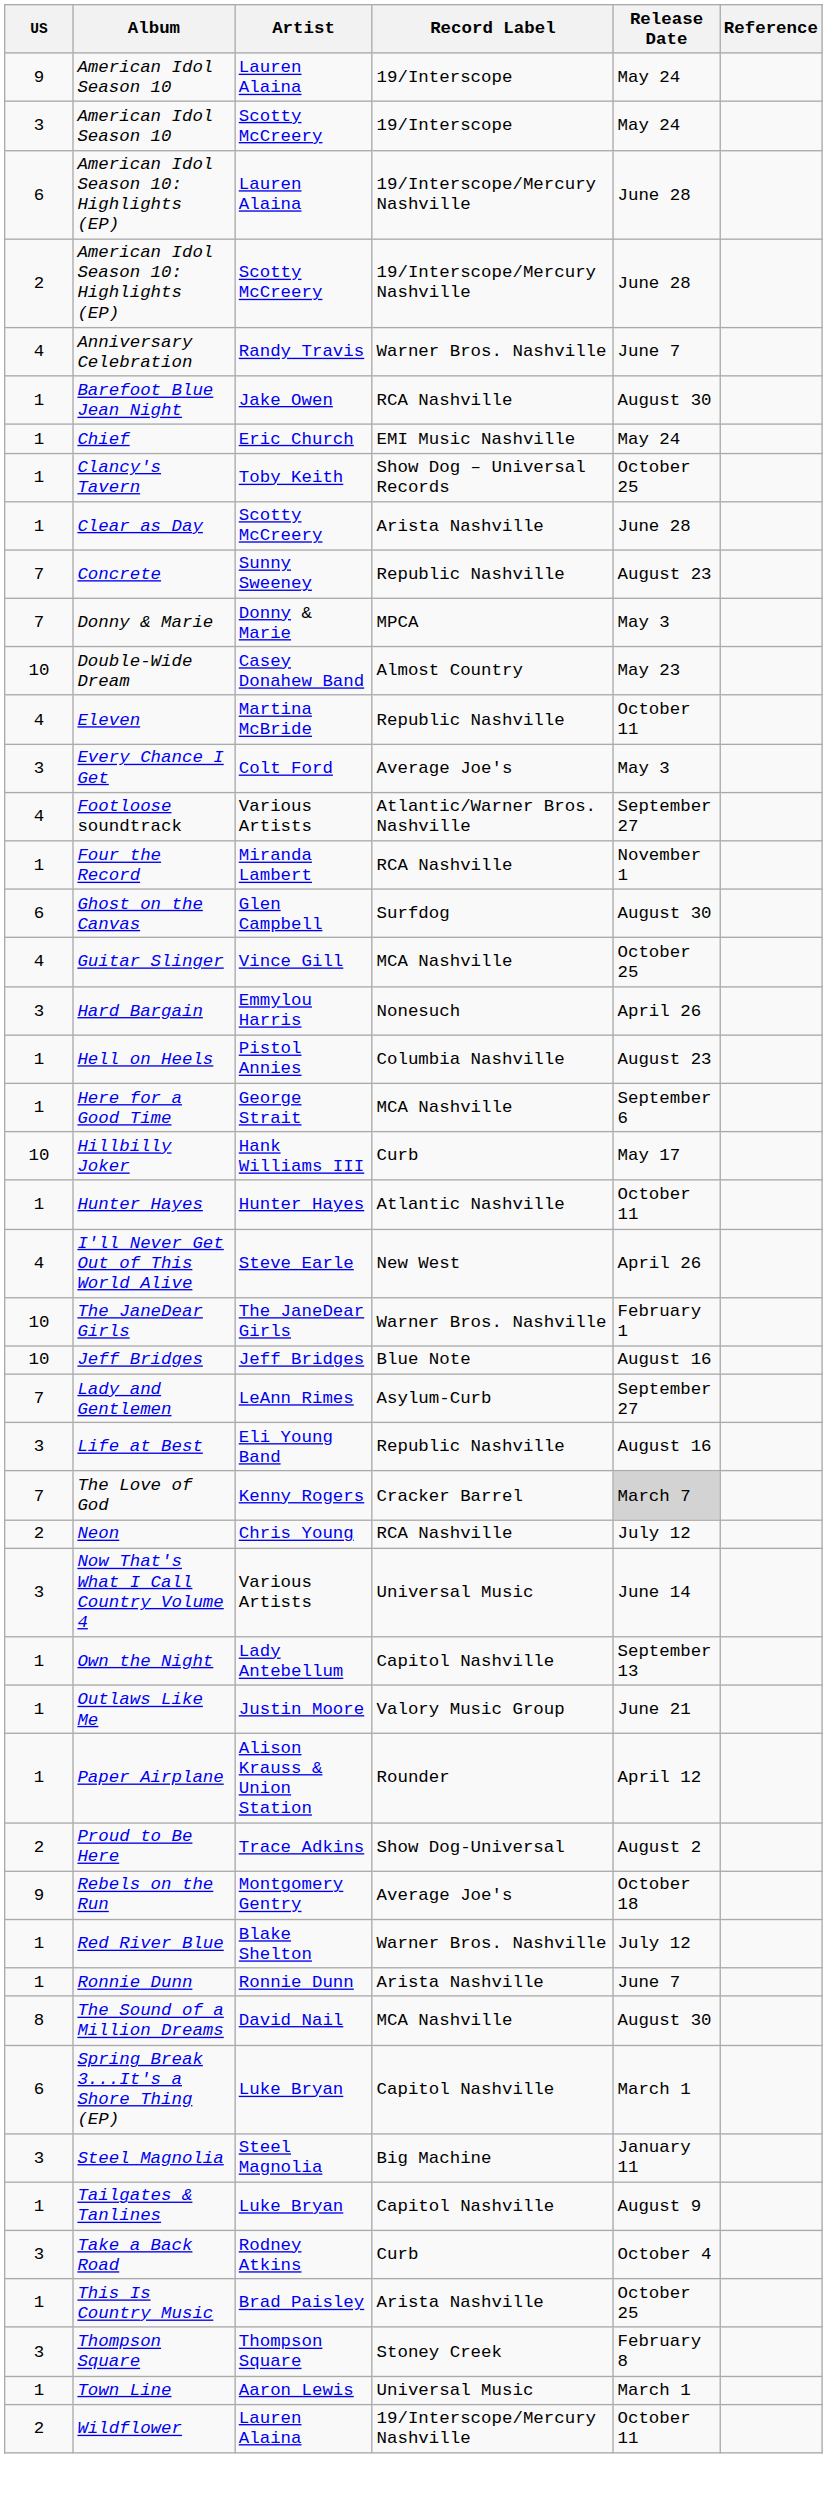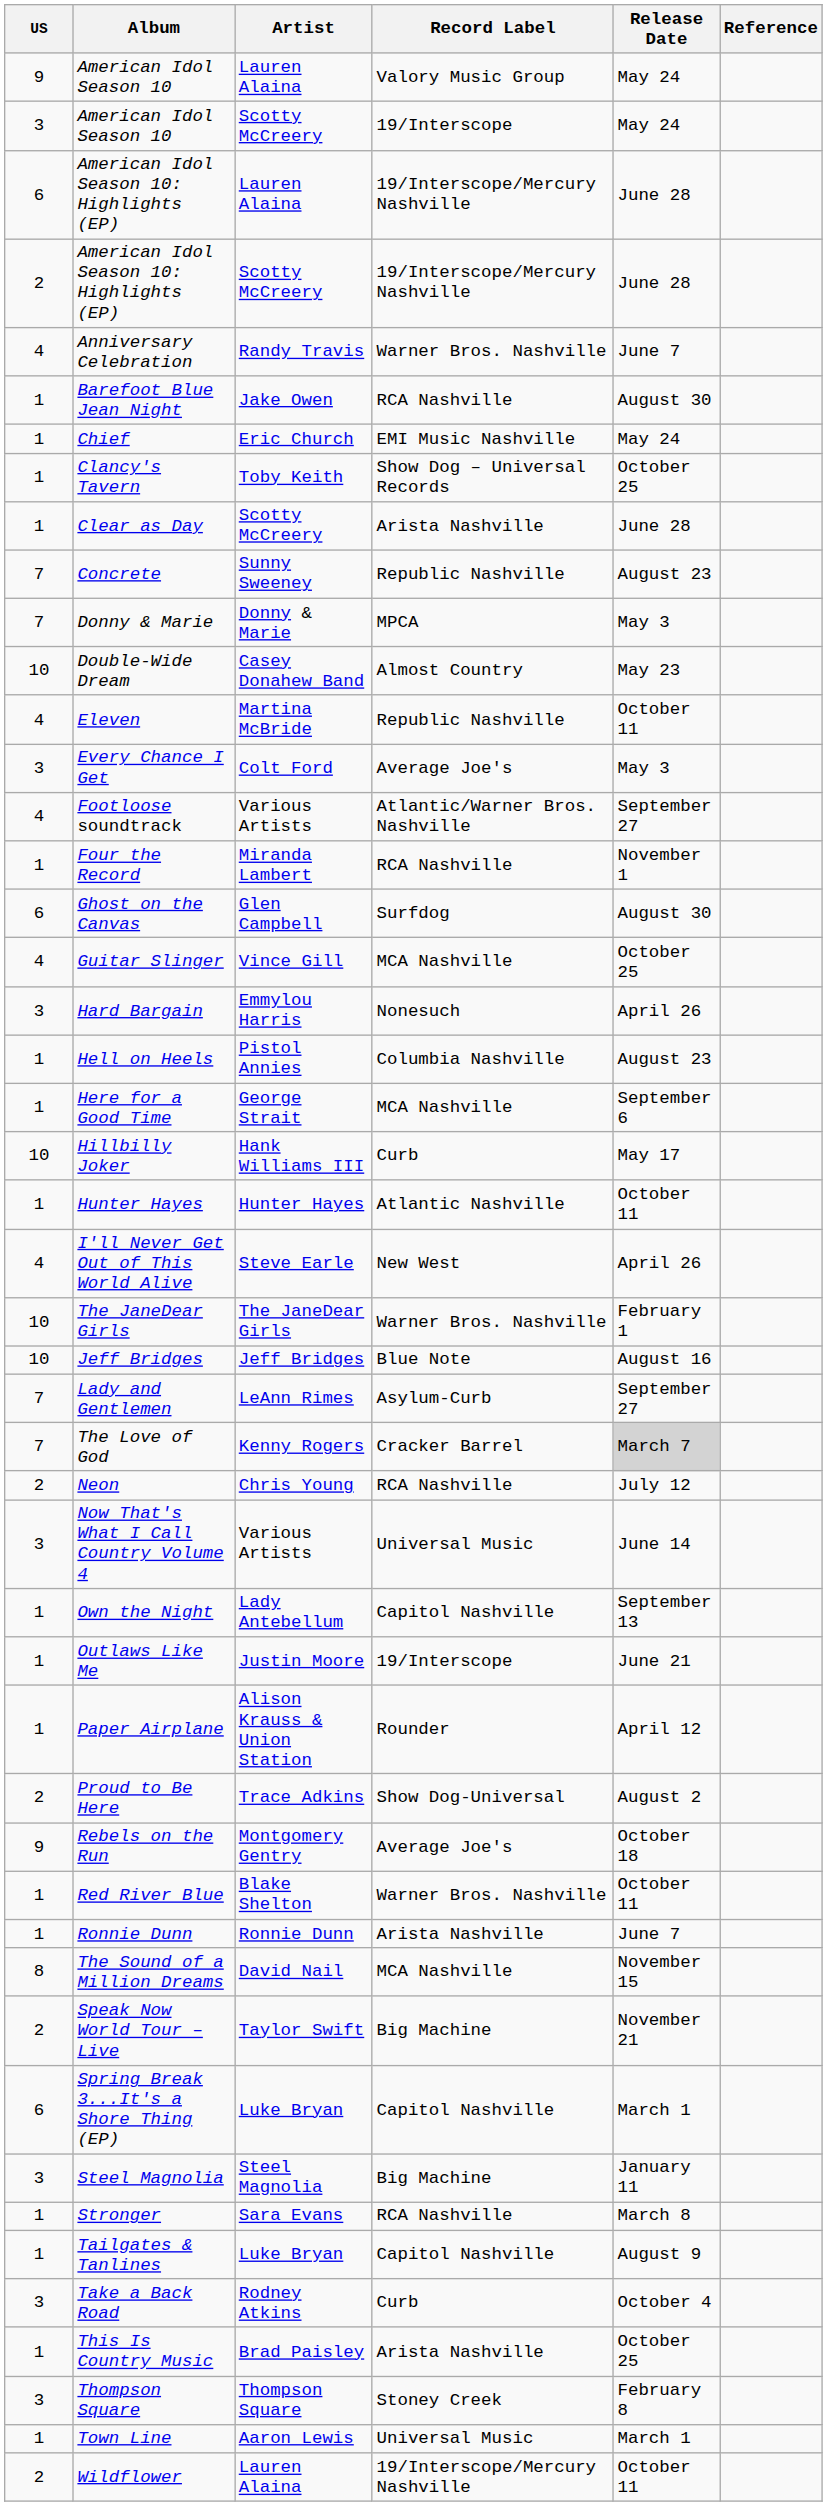(444, 77) 19/Interscope -> (471, 77) Valory Music Group
- row: (140, 1447)
(471, 1710) Valory Music Group -> (444, 1661) 19/Interscope
(654, 1944) July 12 -> (654, 1895) October 11
(665, 2021) August 30 -> (659, 1972) November 15
+ row: (140, 2031)
+ row: (119, 2216)
